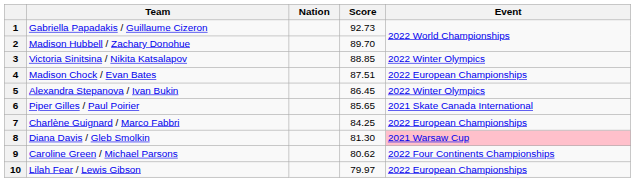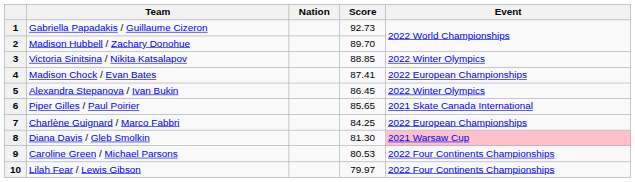(363, 75) 87.51 -> (363, 75) 87.41
(363, 153) 80.62 -> (363, 153) 80.53
(457, 169) 2022 European Championships -> (471, 169) 2022 Four Continents Championships
